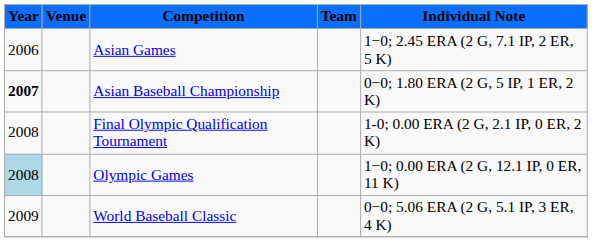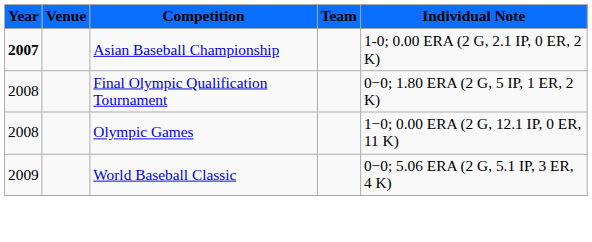- row: (134, 49)
(469, 91) 0−0; 1.80 ERA (2 G, 5 IP, 1 ER, 2 K) -> (473, 49) 1-0; 0.00 ERA (2 G, 2.1 IP, 0 ER, 2 K)
(473, 132) 1-0; 0.00 ERA (2 G, 2.1 IP, 0 ER, 2 K) -> (469, 91) 0−0; 1.80 ERA (2 G, 5 IP, 1 ER, 2 K)
(23, 174) lightblue background -> (23, 132) no background
